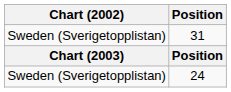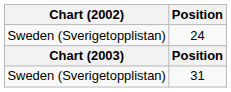rows swapped: (197, 76) <-> (197, 35)
